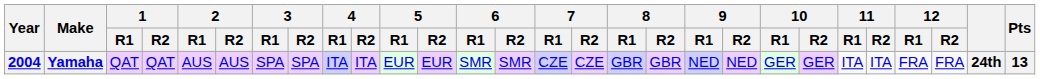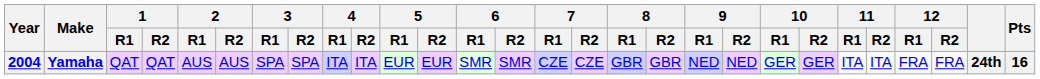(1020, 63) 13 -> (1020, 63) 16
